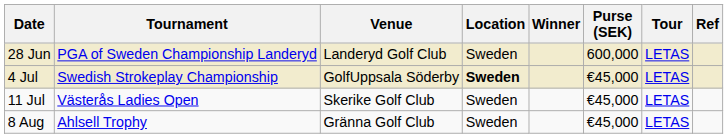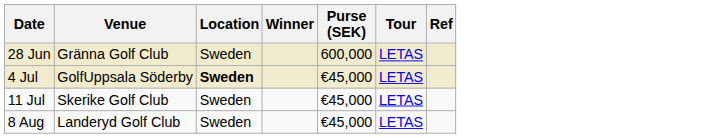- column: (187, 24)
(385, 55) Landeryd Golf Club -> (113, 55) Gränna Golf Club
(379, 122) Gränna Golf Club -> (119, 122) Landeryd Golf Club
